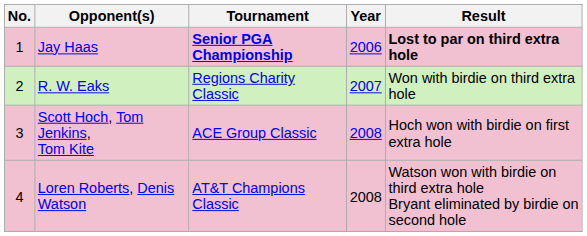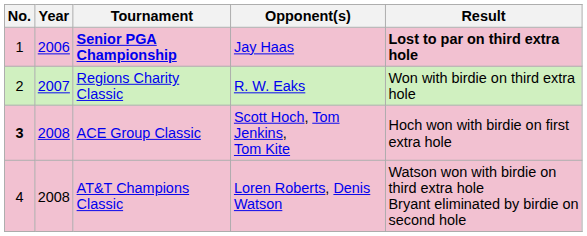columns swapped: (366, 16) <-> (112, 16)
(19, 133) normal -> (19, 133) bold
